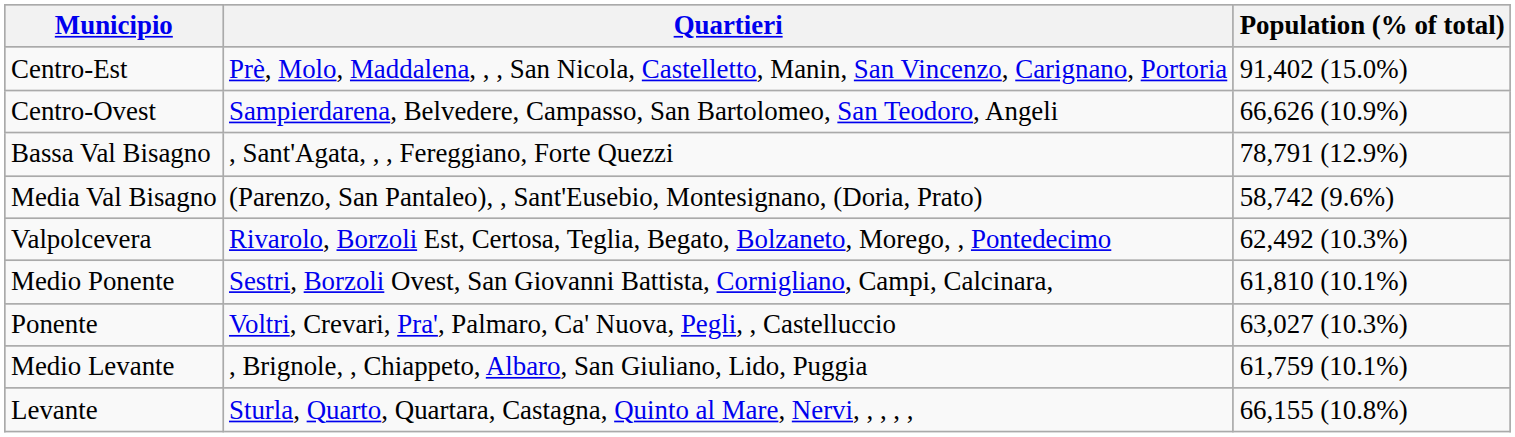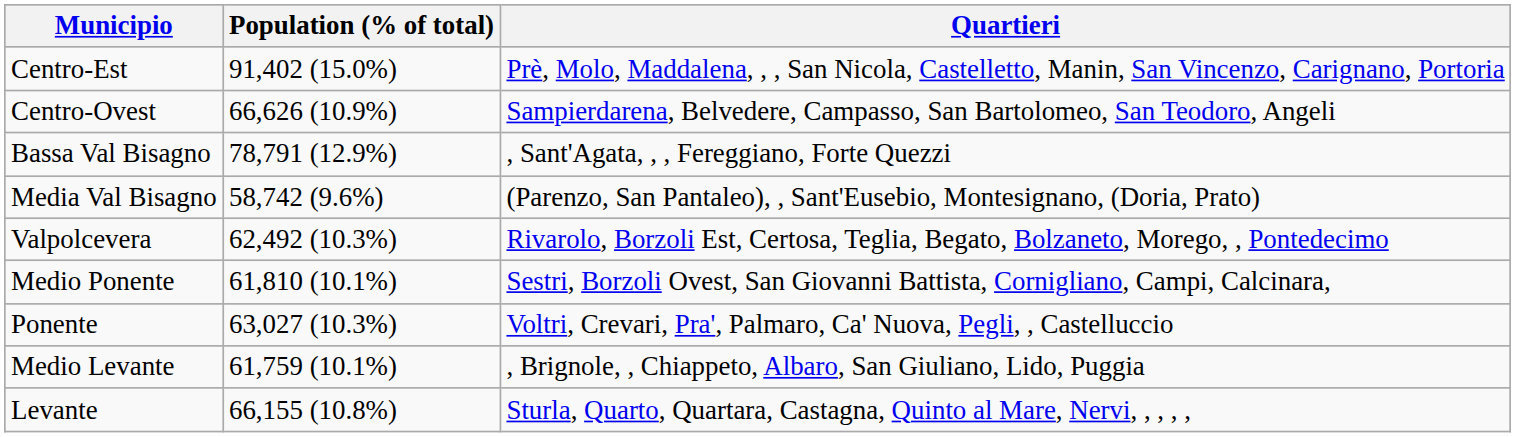columns swapped: (1372, 25) <-> (728, 25)
